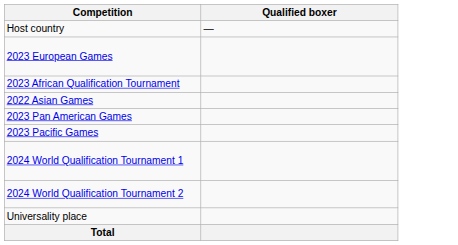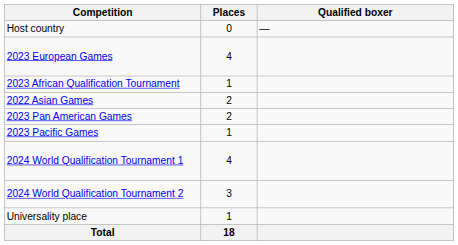+ column: (229, 12)
